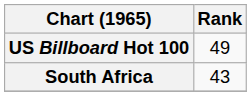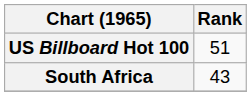(220, 47) 49 -> (220, 47) 51
